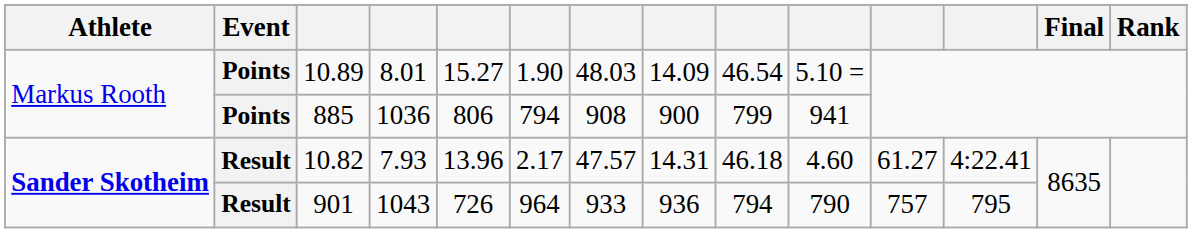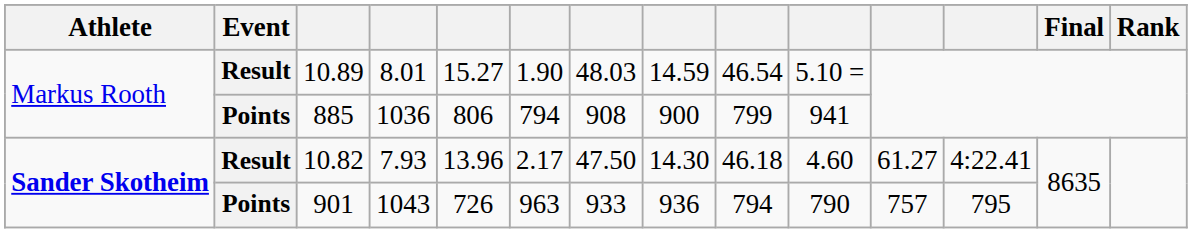(256, 71) Points -> (256, 71) Result
(679, 71) 14.09 -> (679, 71) 14.59
(606, 160) 47.57 -> (606, 160) 47.50
(679, 160) 14.31 -> (679, 160) 14.30
(256, 204) Result -> (256, 204) Points
(540, 204) 964 -> (540, 204) 963
